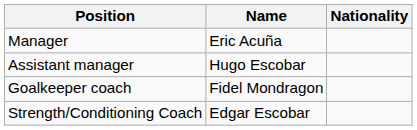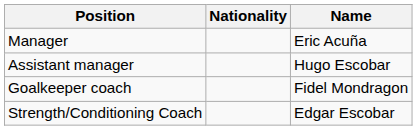columns swapped: (266, 16) <-> (369, 16)
